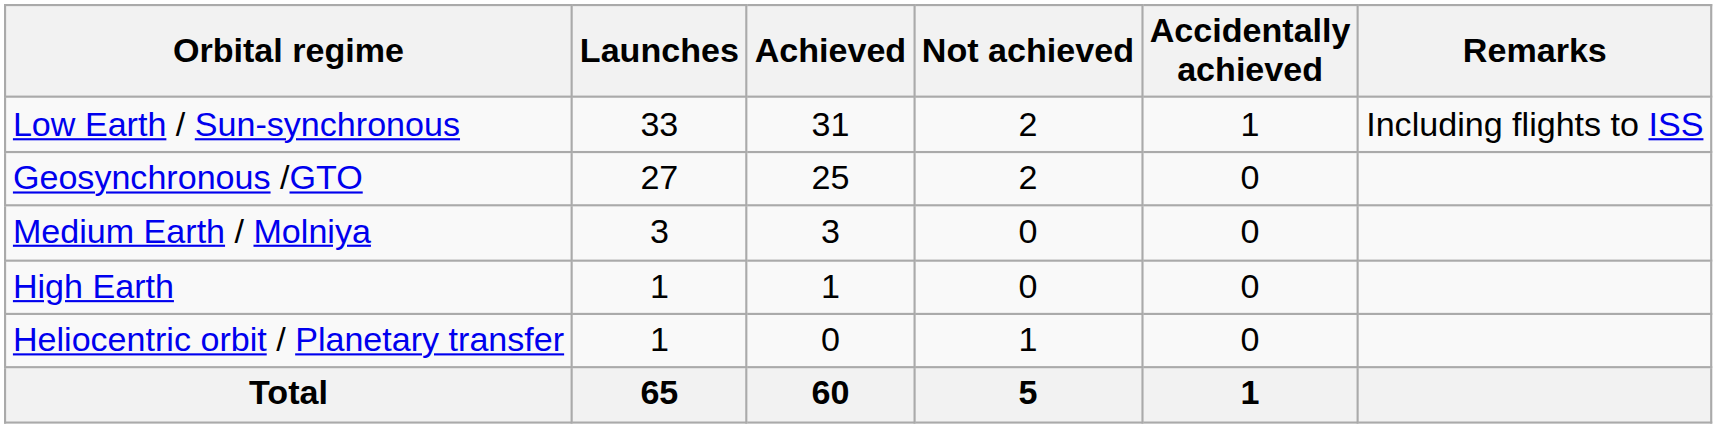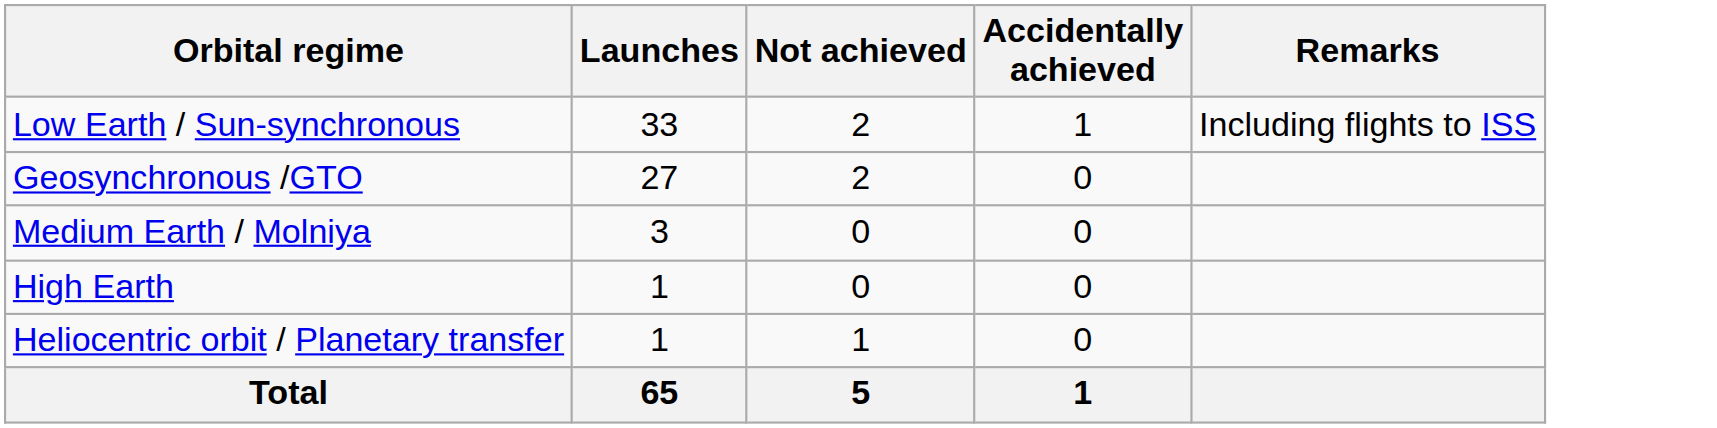- column: (830, 50)
